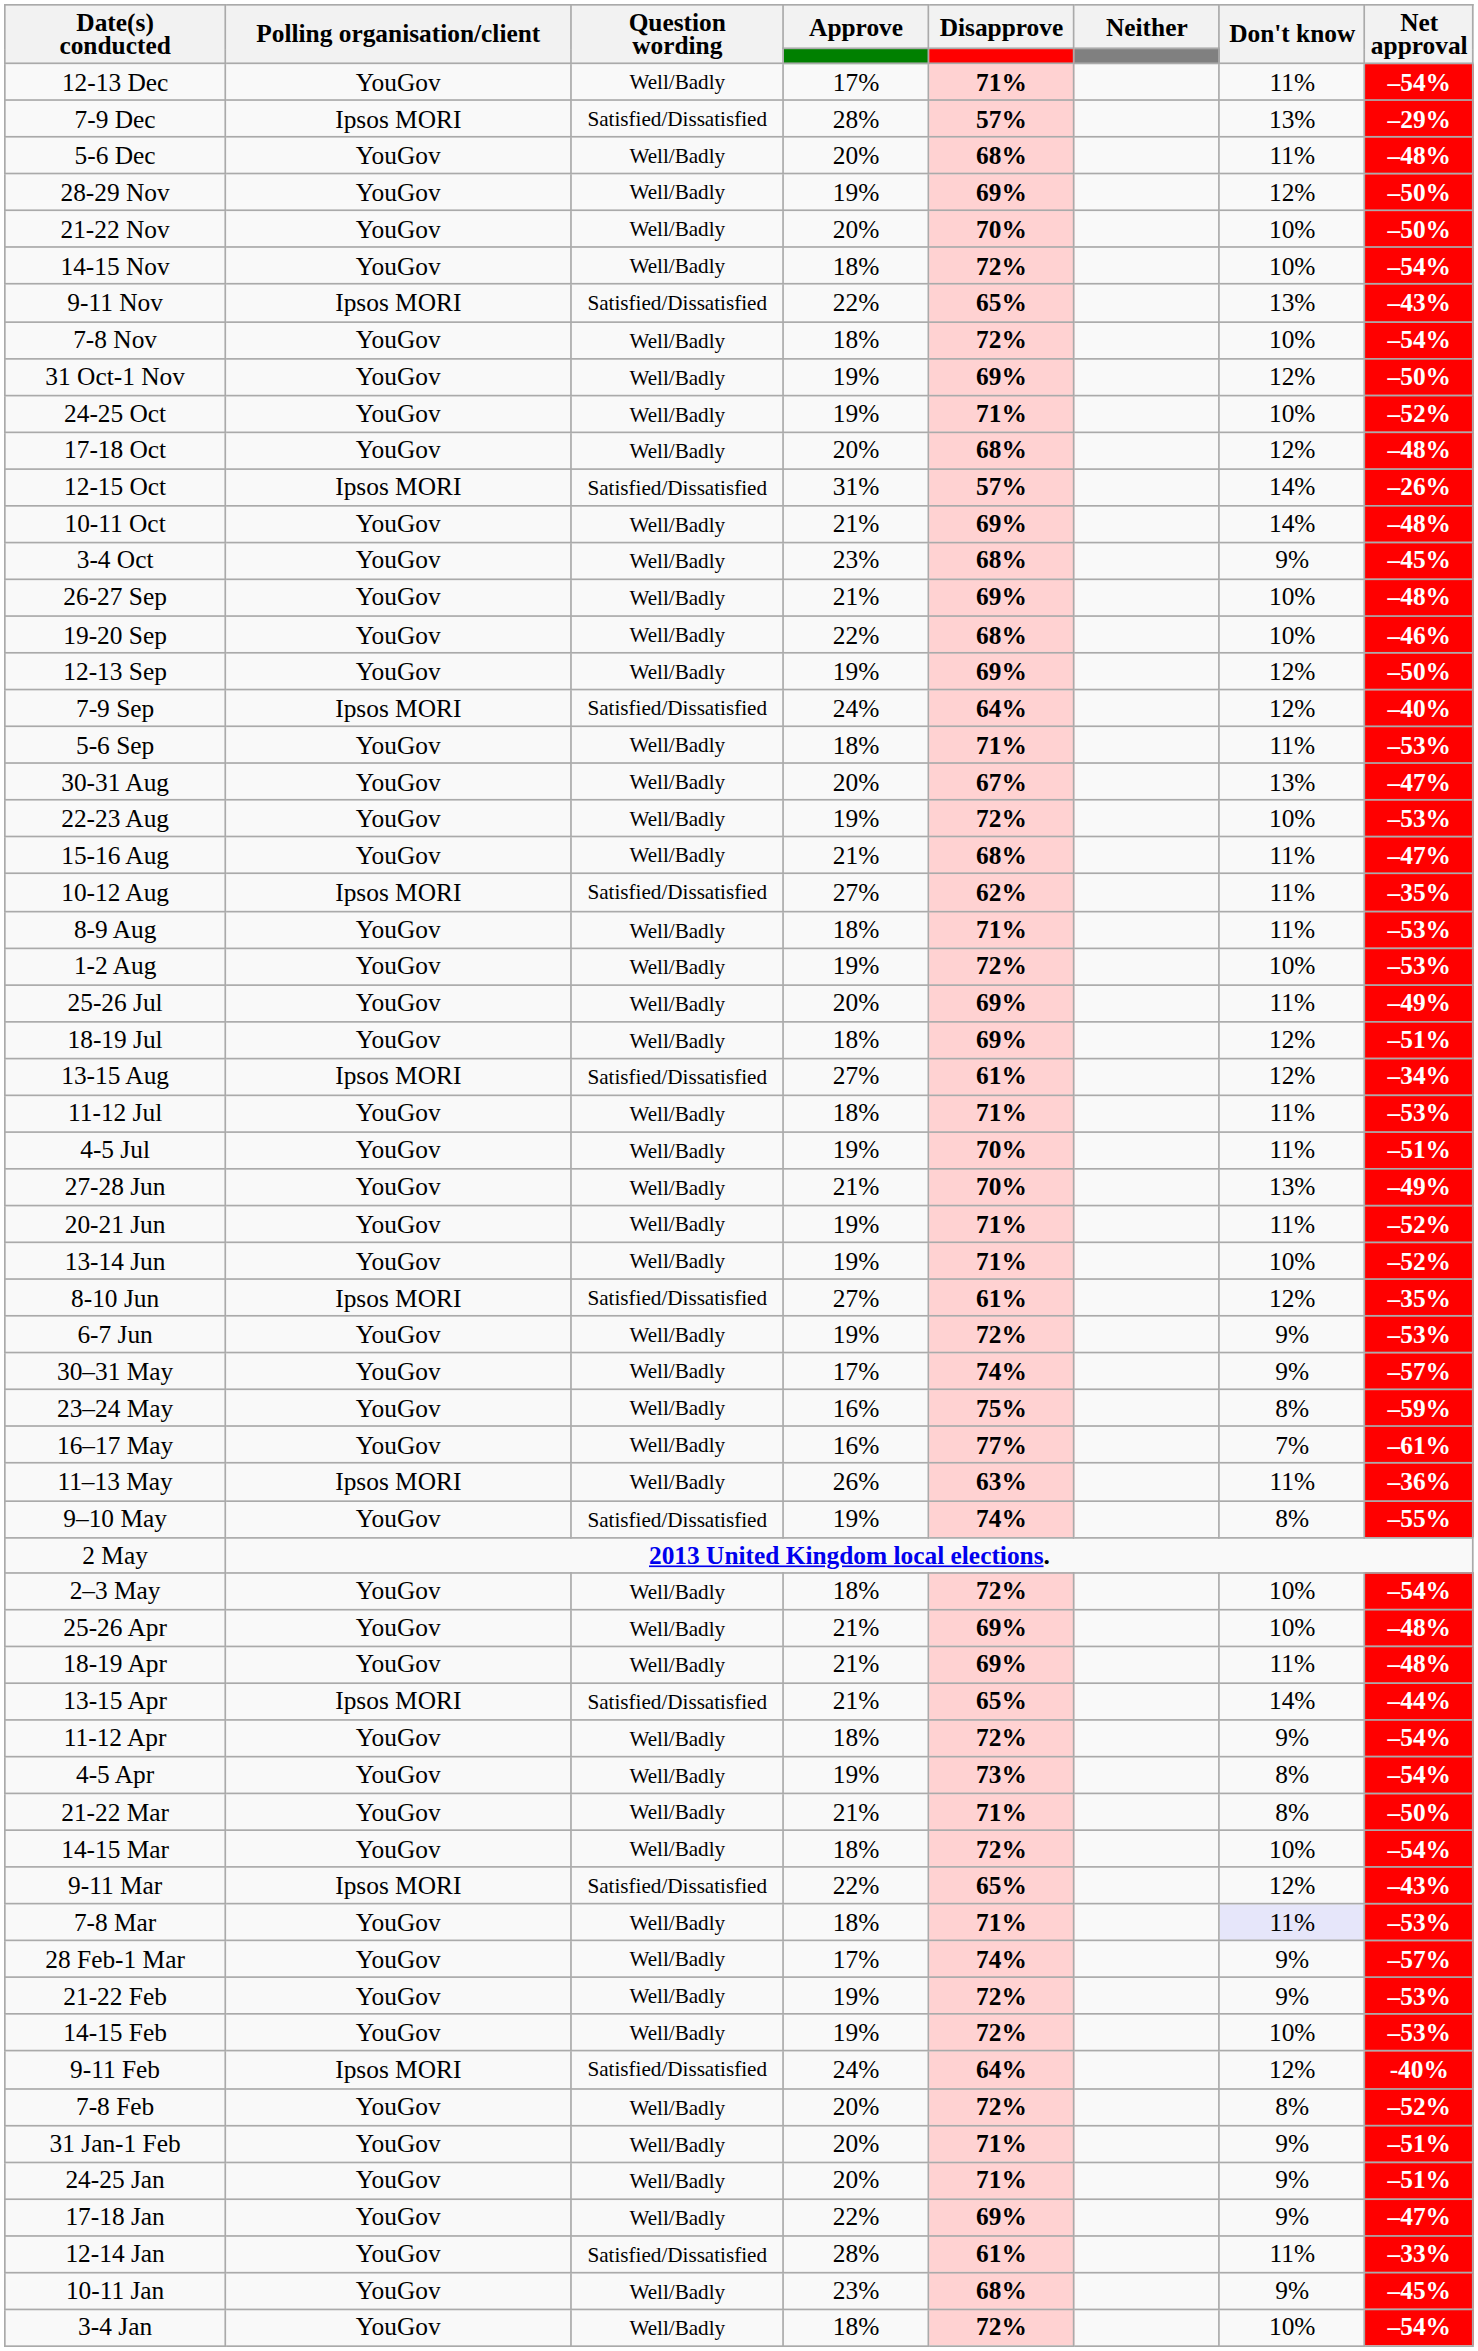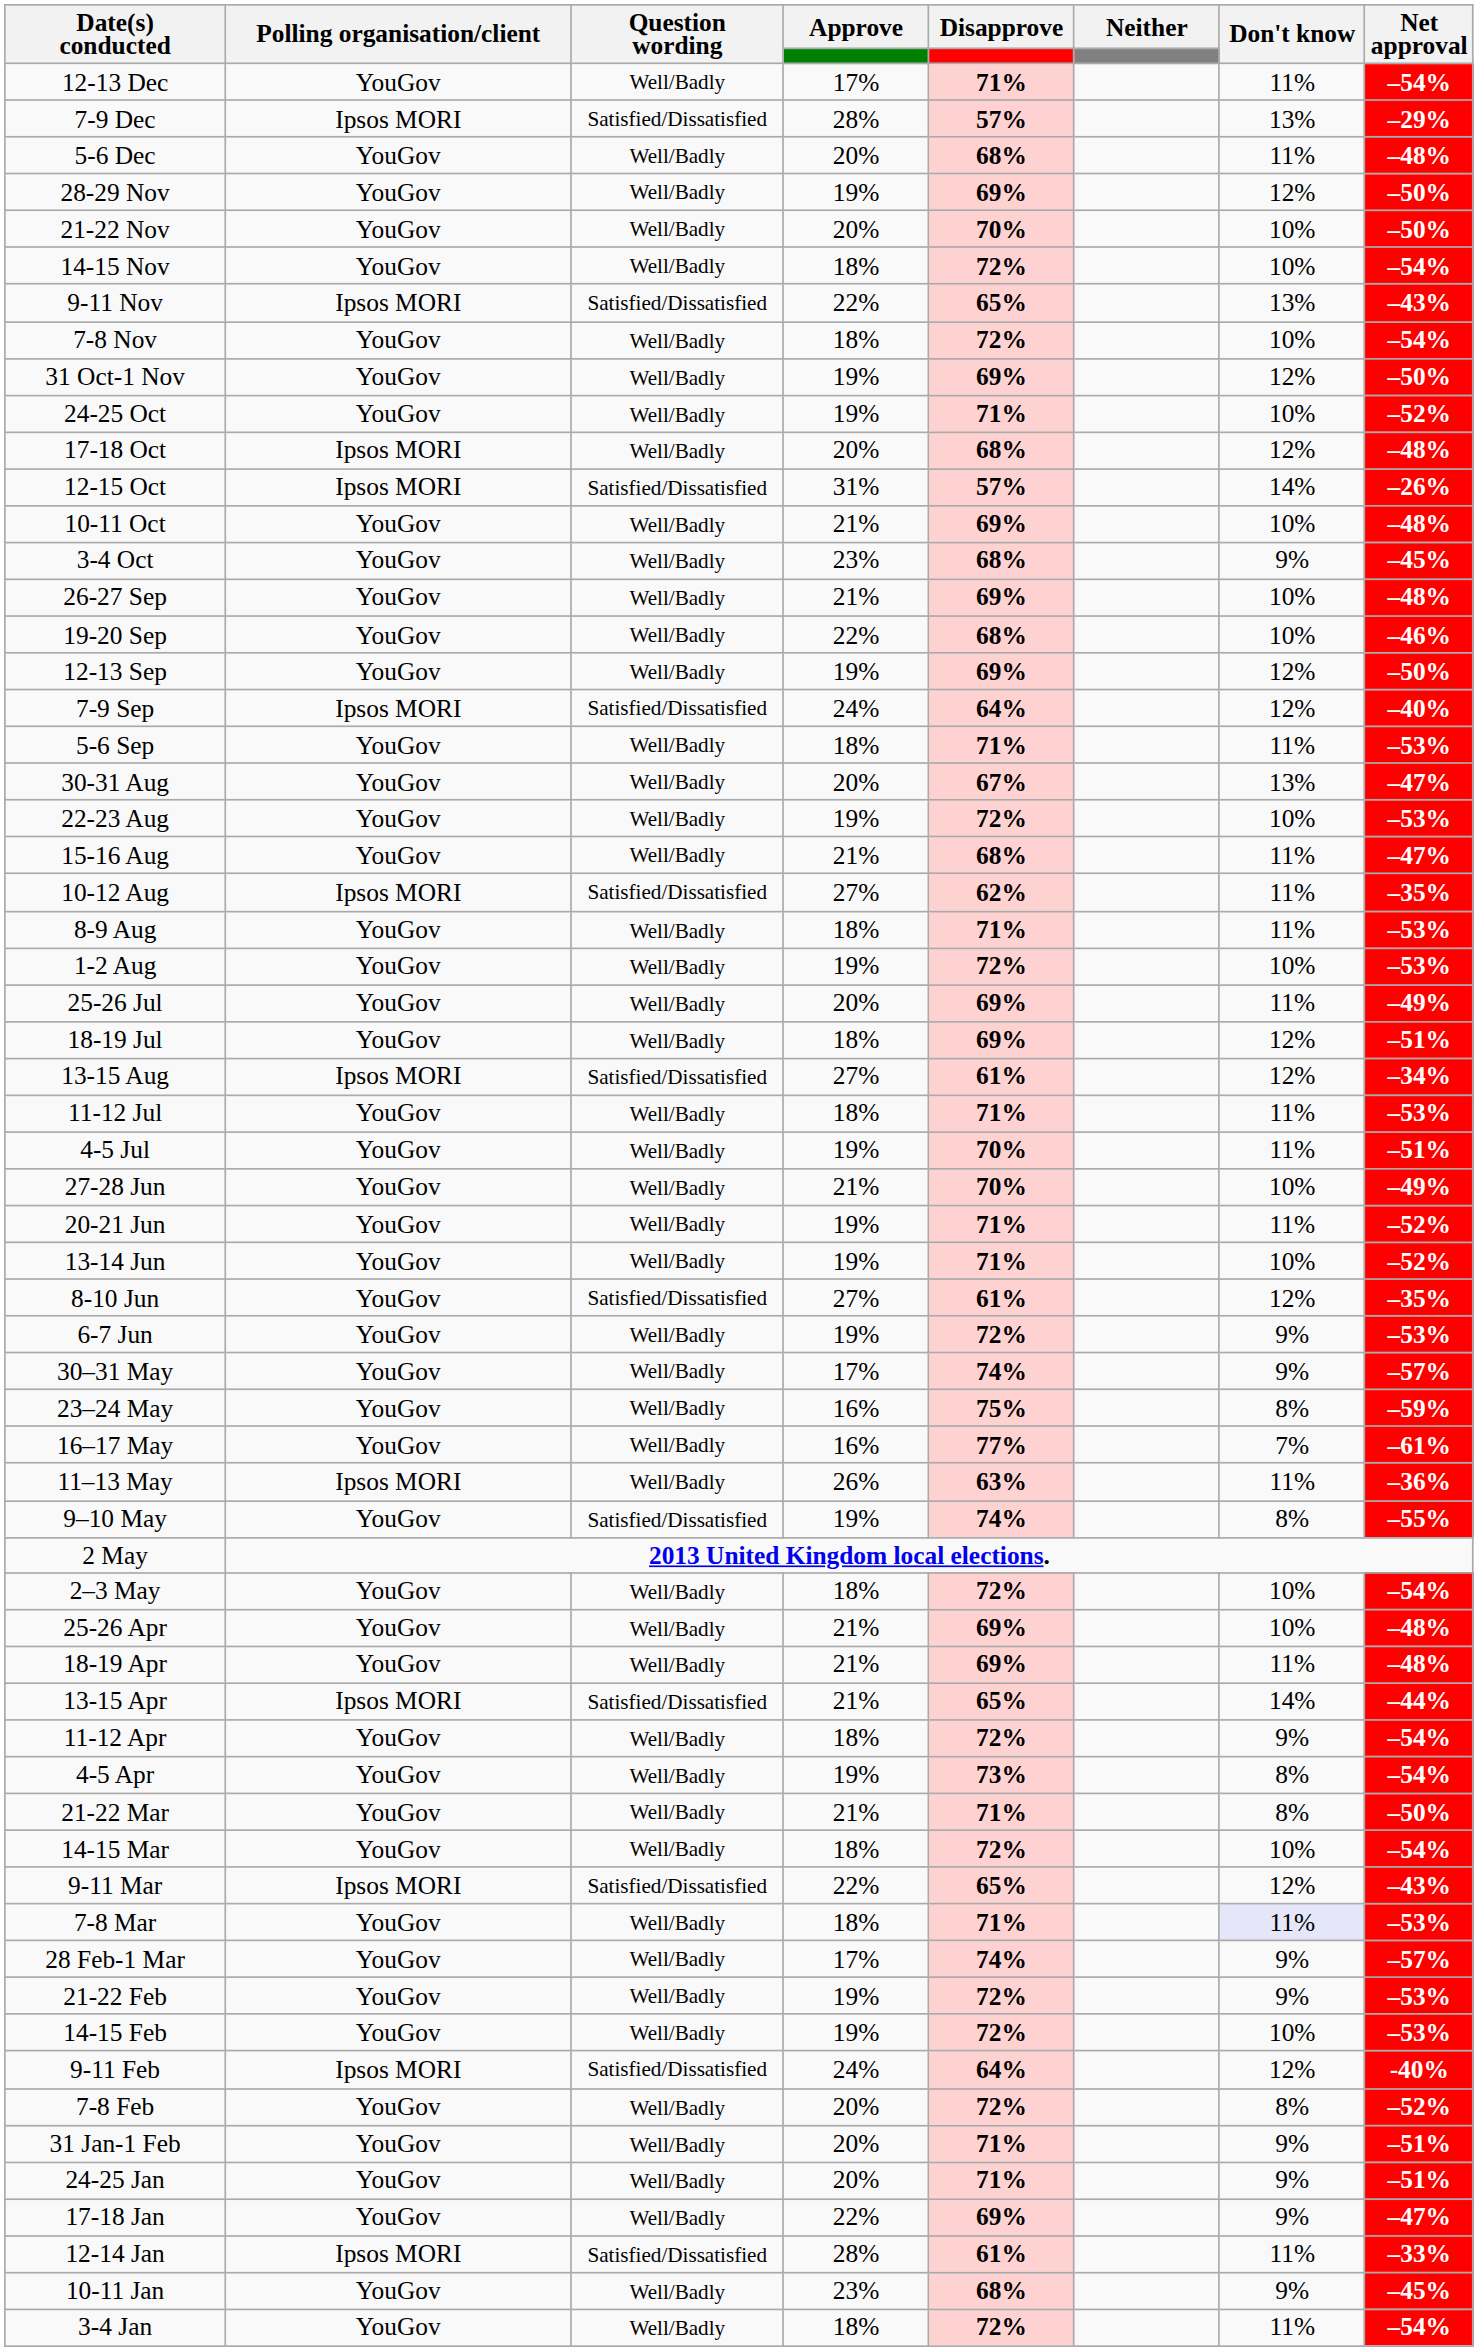(398, 450) YouGov -> (398, 450) Ipsos MORI
(1292, 523) 14% -> (1292, 523) 10%
(1292, 1186) 13% -> (1292, 1186) 10%
(398, 1297) Ipsos MORI -> (398, 1297) YouGov
(398, 2253) YouGov -> (398, 2253) Ipsos MORI
(1292, 2327) 10% -> (1292, 2327) 11%
